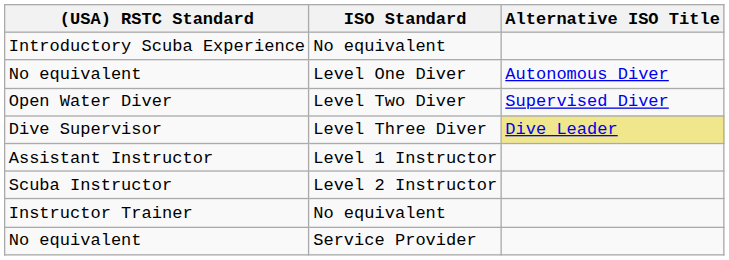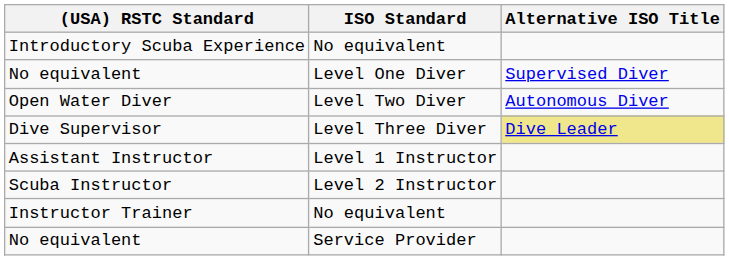(587, 74) Autonomous Diver -> (587, 74) Supervised Diver
(587, 102) Supervised Diver -> (587, 102) Autonomous Diver
